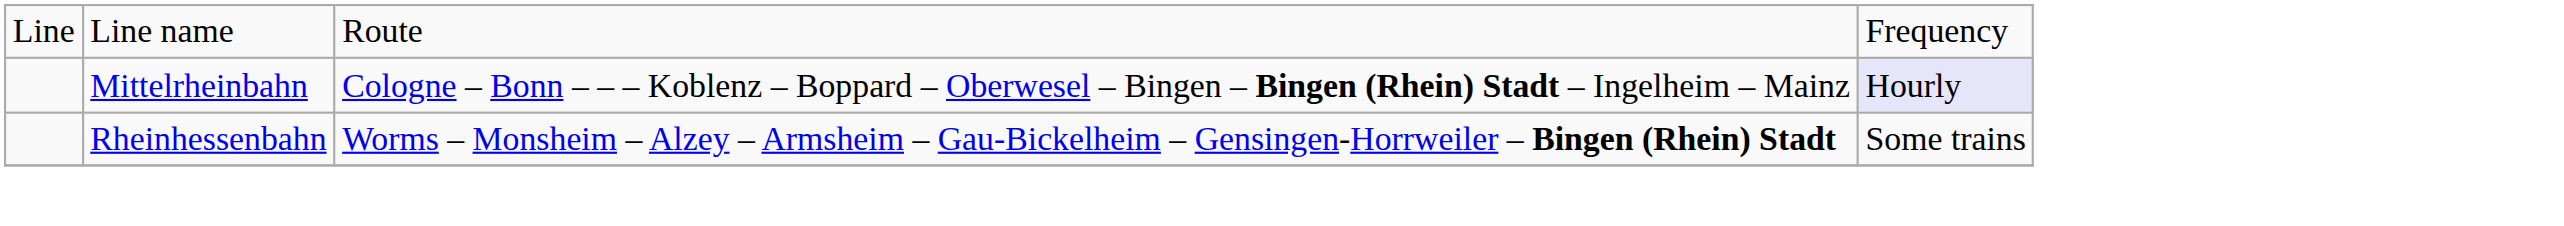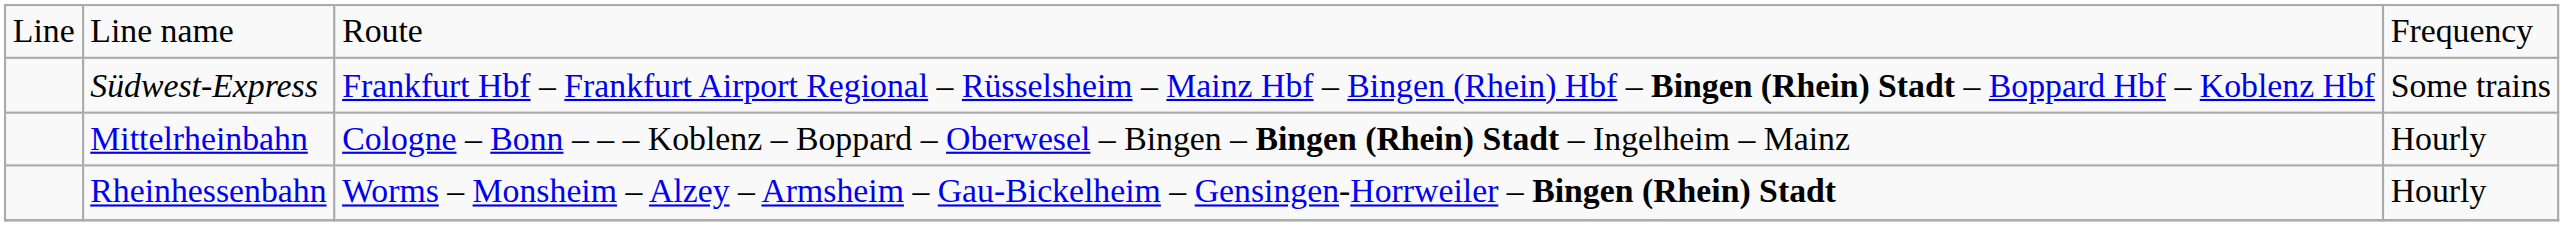+ row: (204, 84)
(1913, 84) lavender background -> (2438, 138) no background
(1946, 138) Some trains -> (2438, 191) Hourly
